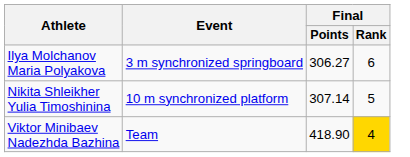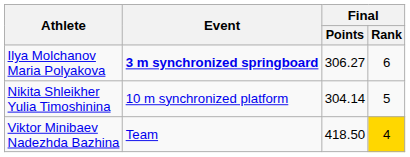(214, 63) normal -> (222, 63) bold
(329, 99) 307.14 -> (345, 99) 304.14
(329, 135) 418.90 -> (345, 135) 418.50
